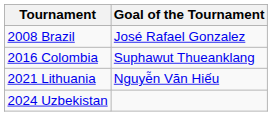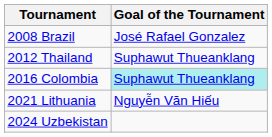+ row: (50, 57)
(184, 57) no background -> (184, 79) paleturquoise background
